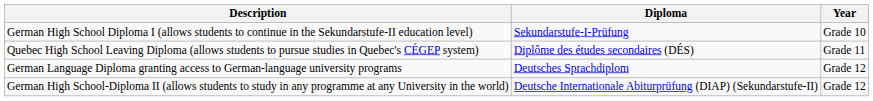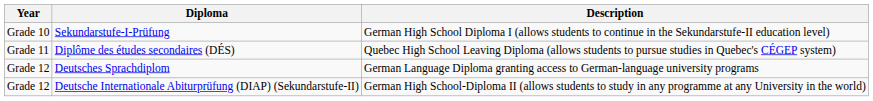columns swapped: (844, 13) <-> (258, 13)
